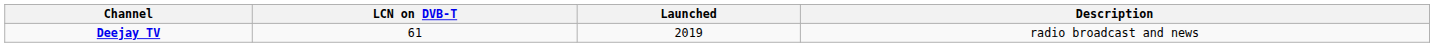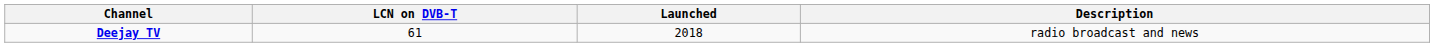(689, 33) 2019 -> (689, 33) 2018
